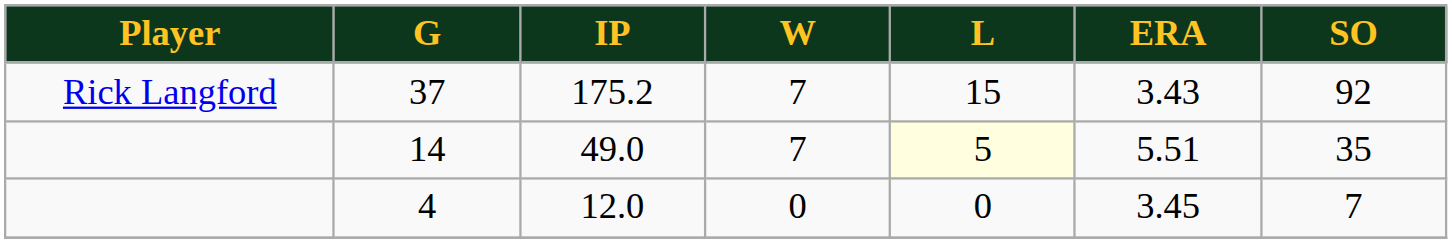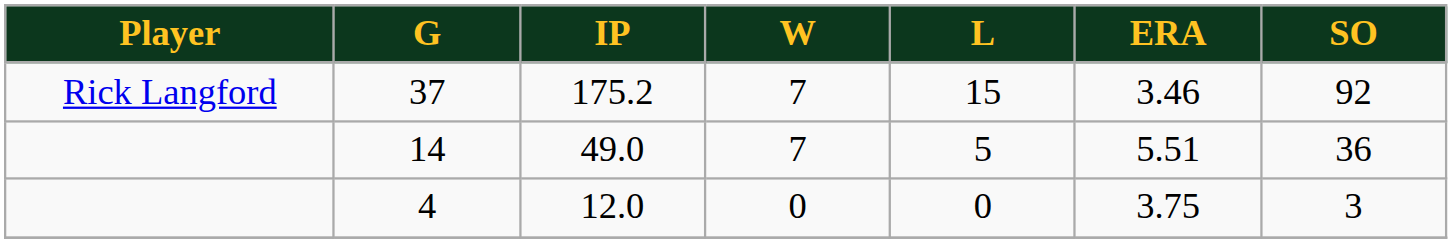(1168, 91) 3.43 -> (1168, 91) 3.46
(983, 149) lightyellow background -> (983, 149) no background
(1353, 149) 35 -> (1353, 149) 36
(1168, 206) 3.45 -> (1168, 206) 3.75
(1353, 206) 7 -> (1353, 206) 3
